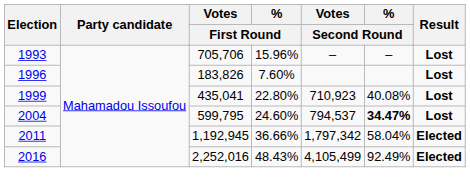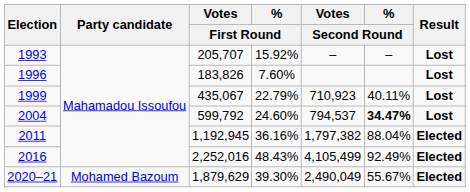(221, 55) 705,706 -> (221, 55) 205,707
(277, 55) 15.96% -> (277, 55) 15.92%
(221, 95) 435,041 -> (221, 95) 435,067
(277, 95) 22.80% -> (277, 95) 22.79%
(389, 95) 40.08% -> (389, 95) 40.11%
(221, 116) 599,795 -> (221, 116) 599,792
(277, 136) 36.66% -> (277, 136) 36.16%
(333, 136) 1,797,342 -> (333, 136) 1,797,382
(389, 136) 58.04% -> (389, 136) 88.04%
+ row: (32, 177)
